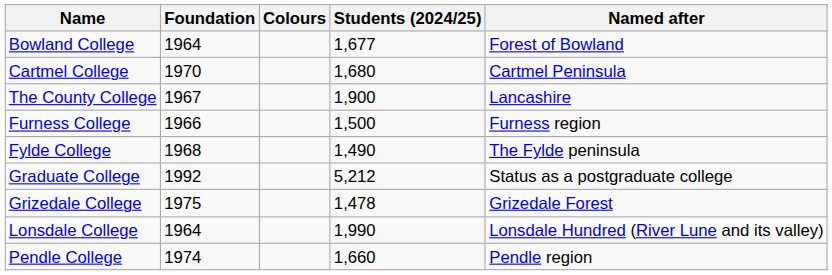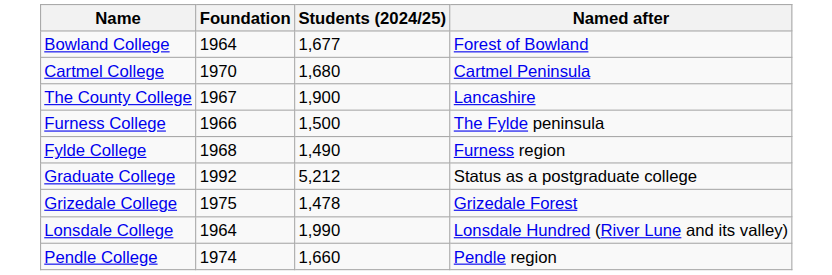- column: (295, 18)
(545, 124) Furness region -> (529, 124) The Fylde peninsula
(564, 150) The Fylde peninsula -> (510, 150) Furness region
